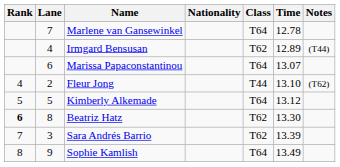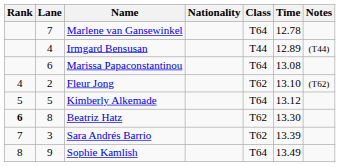(258, 48) T62 -> (258, 48) T44
(288, 65) 13.07 -> (288, 65) 13.08
(258, 83) T44 -> (258, 83) T62
